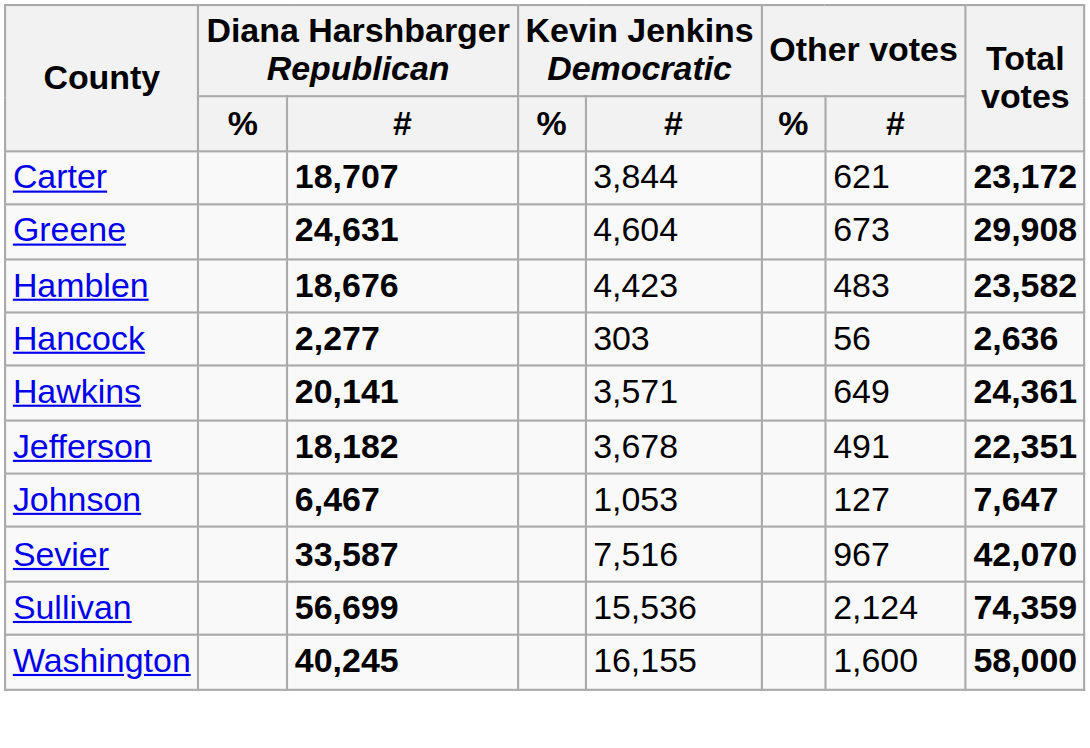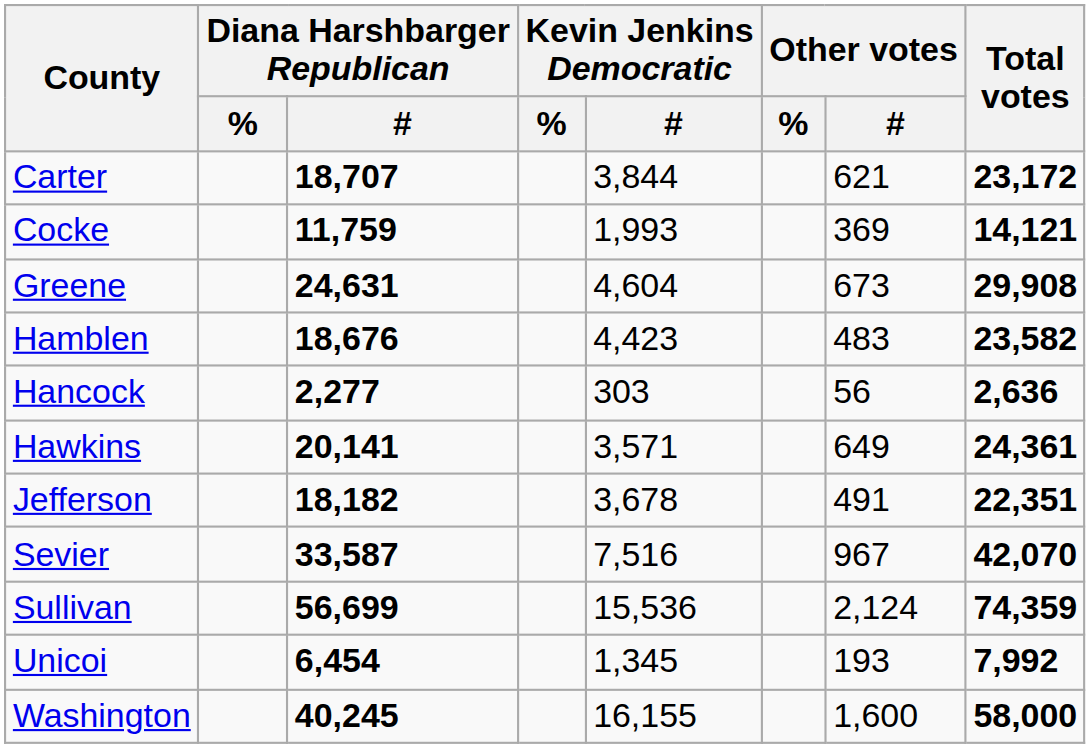+ row: (61, 230)
- row: (77, 499)
+ row: (60, 661)
